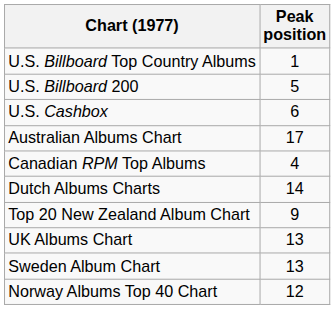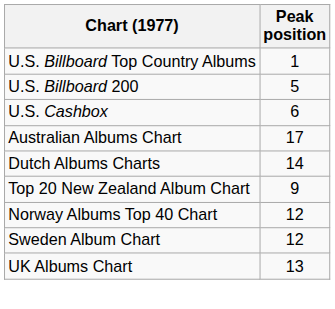- row: (107, 163)
rows swapped: (113, 291) <-> (70, 240)
(295, 266) 13 -> (295, 240) 12
